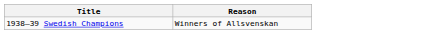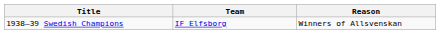+ column: (235, 11)
